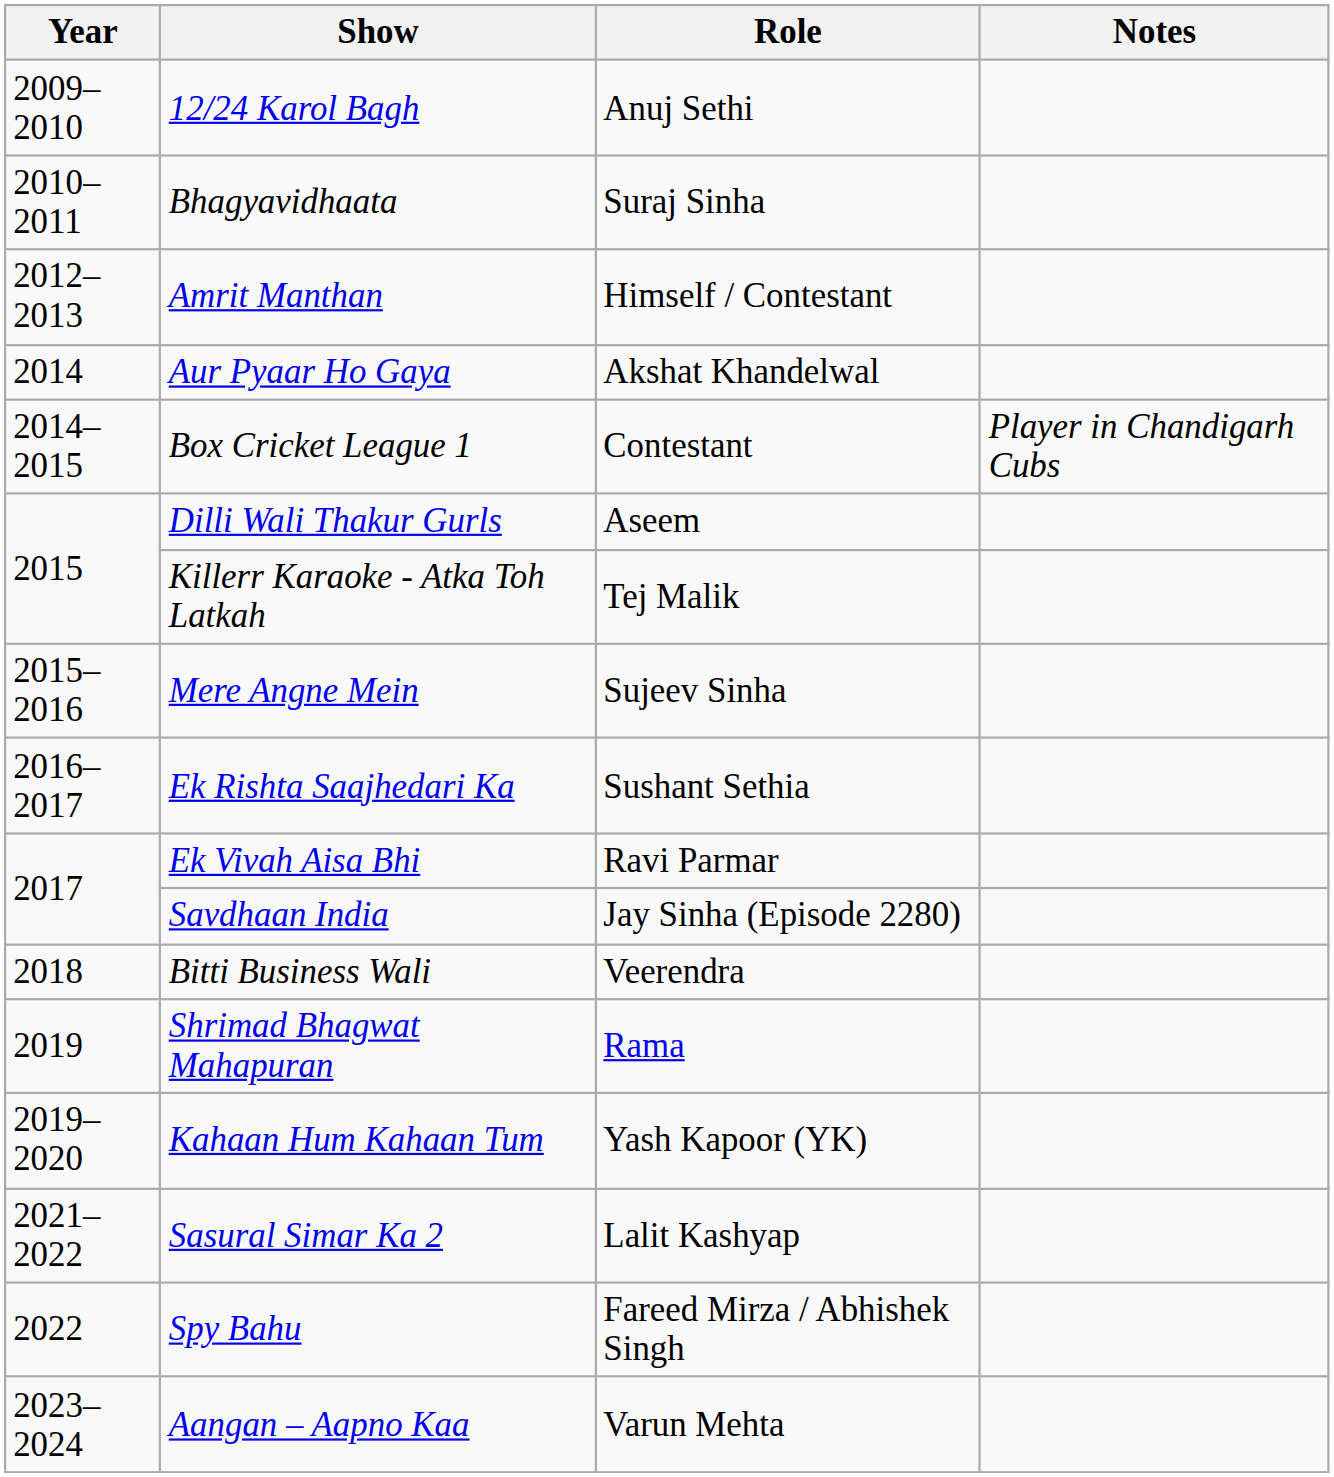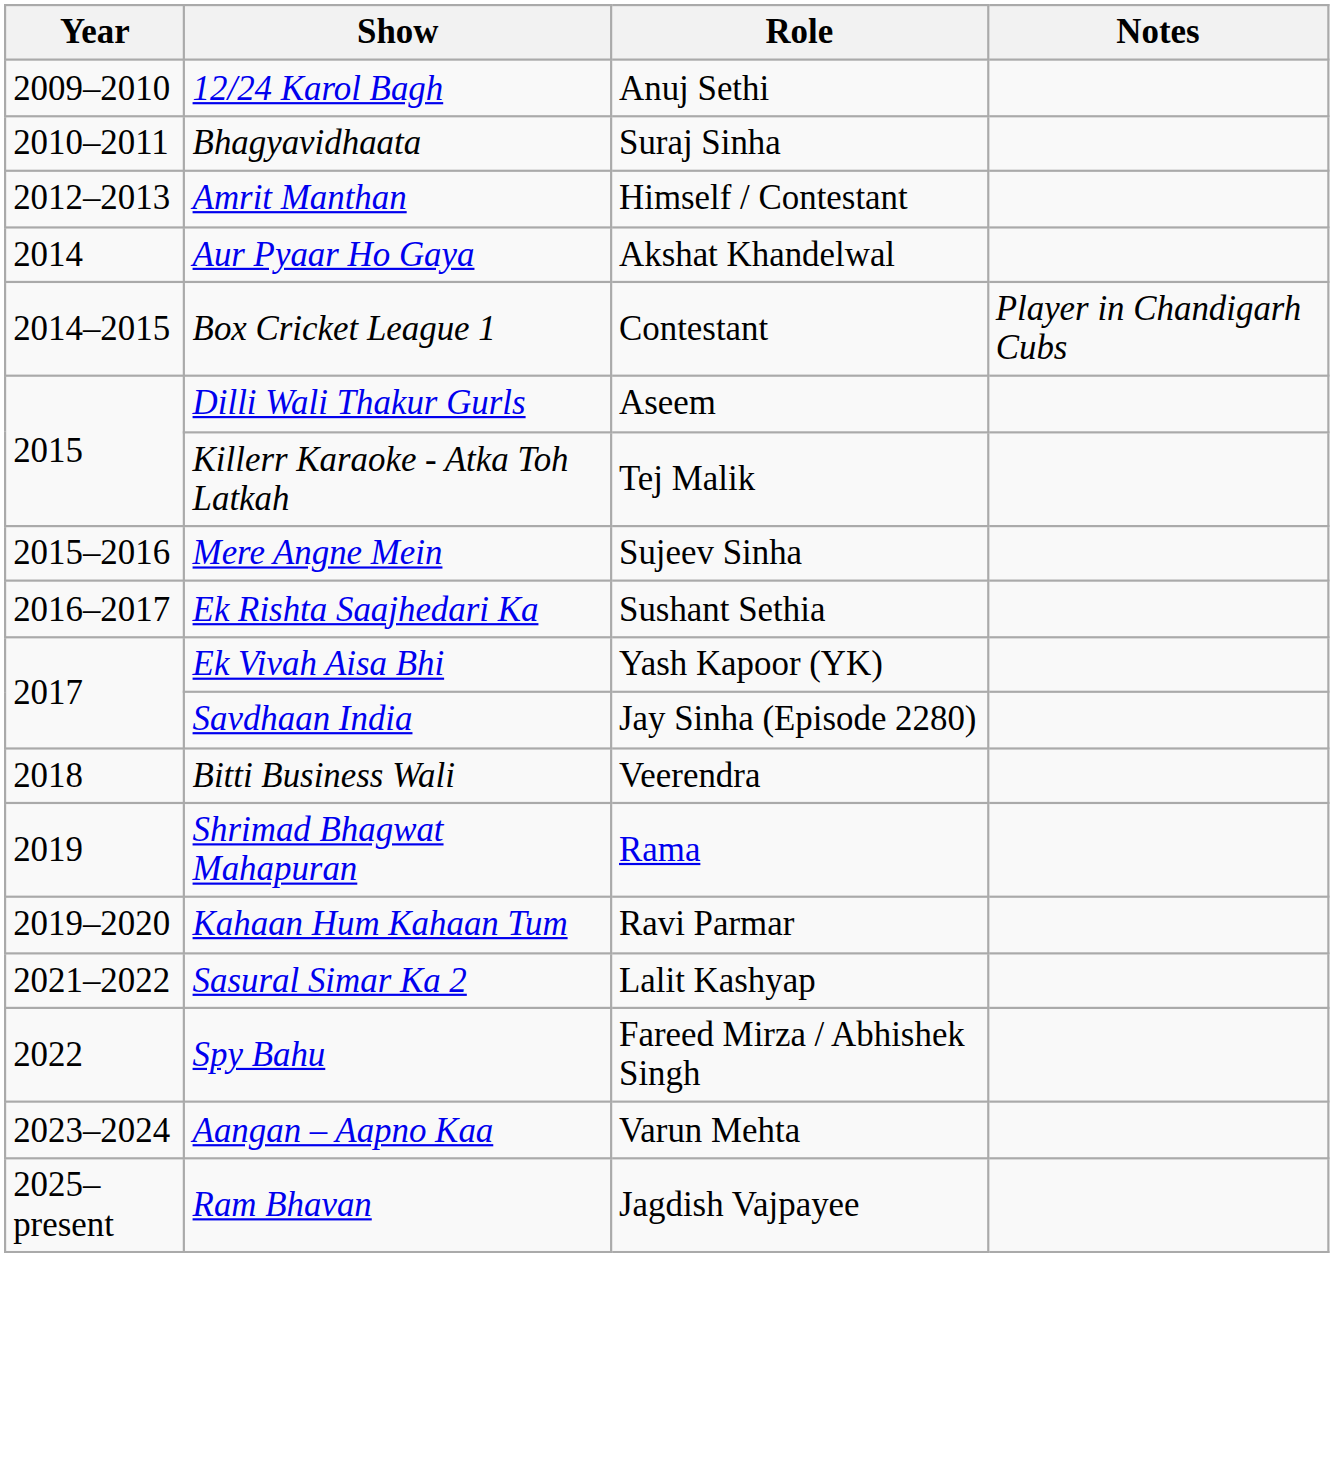(691, 860) Ravi Parmar -> (751, 663) Yash Kapoor (YK)
(735, 1140) Yash Kapoor (YK) -> (707, 924) Ravi Parmar
+ row: (282, 1204)
